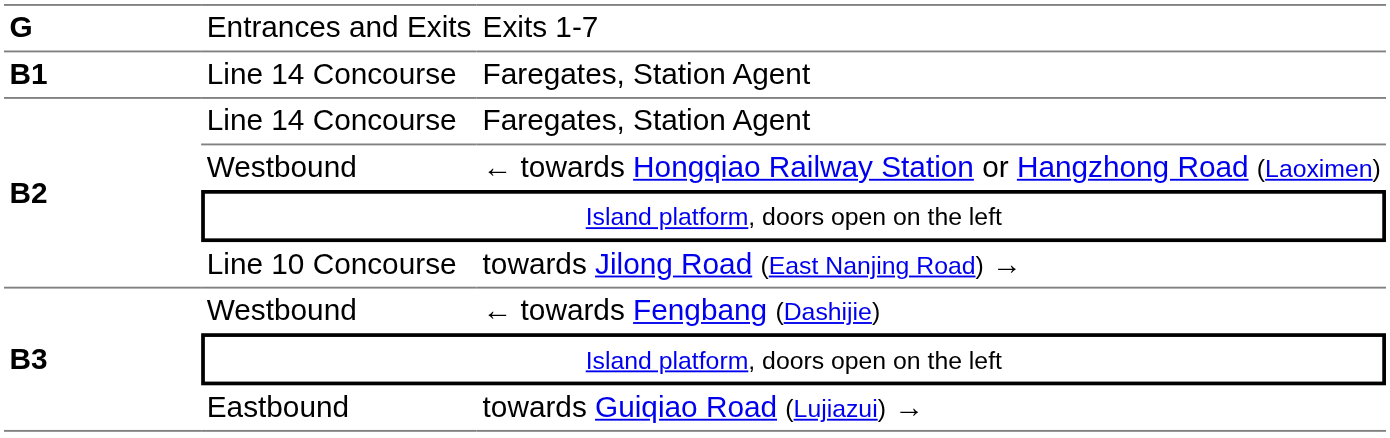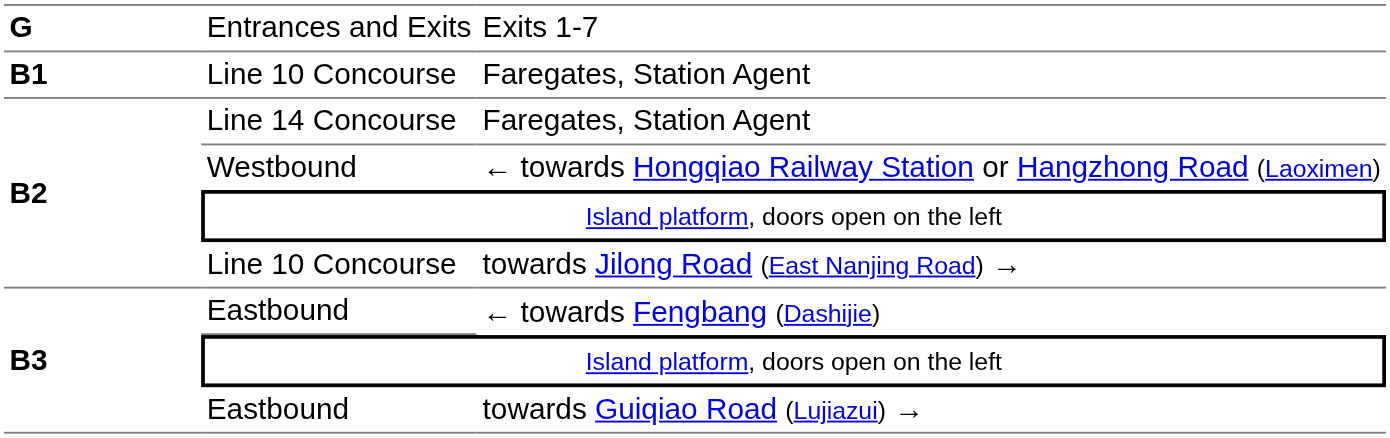(332, 74) Line 14 Concourse -> (332, 74) Line 10 Concourse
(282, 310) Westbound -> (278, 310) Eastbound
